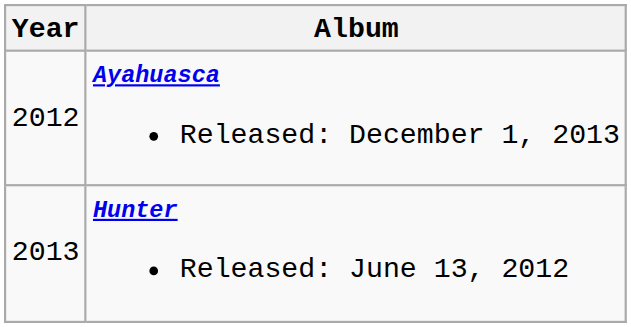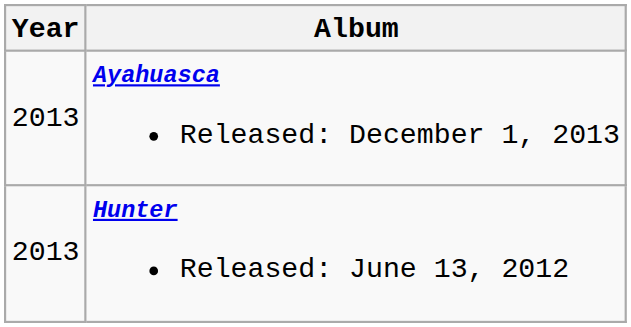(46, 119) 2012 -> (46, 119) 2013
